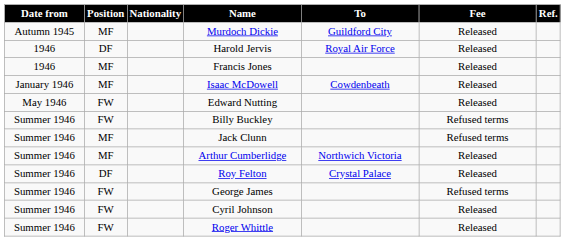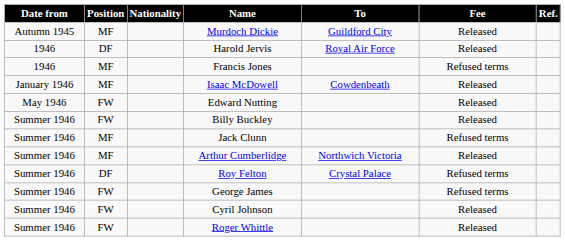(478, 67) Released -> (478, 67) Refused terms
(478, 120) Refused terms -> (478, 120) Released
(478, 174) Released -> (478, 174) Refused terms
